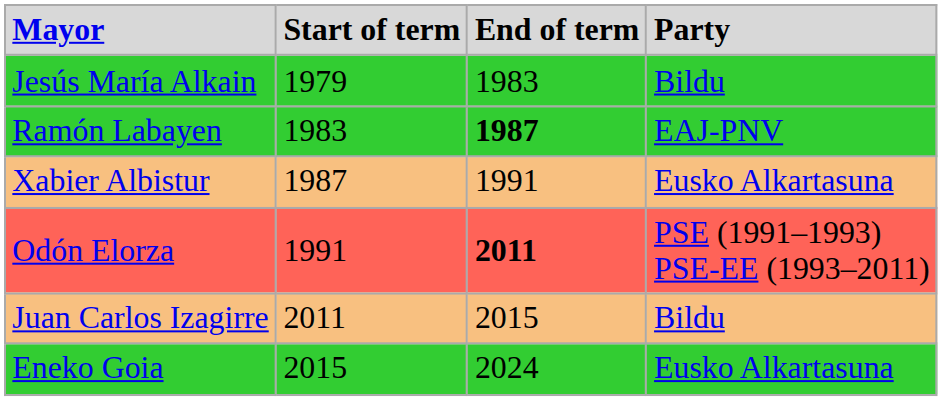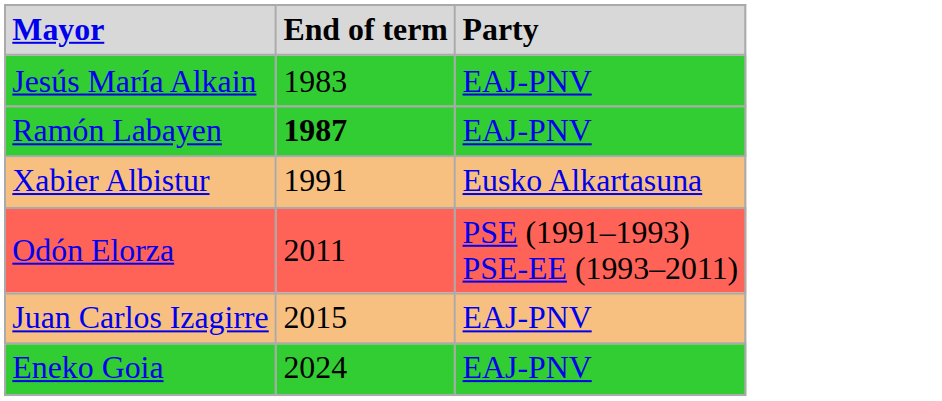- column: (372, 29)
(689, 80) Bildu -> (527, 80) EAJ-PNV
(506, 249) bold -> (315, 249) normal
(689, 318) Bildu -> (527, 318) EAJ-PNV
(774, 368) Eusko Alkartasuna -> (527, 368) EAJ-PNV
